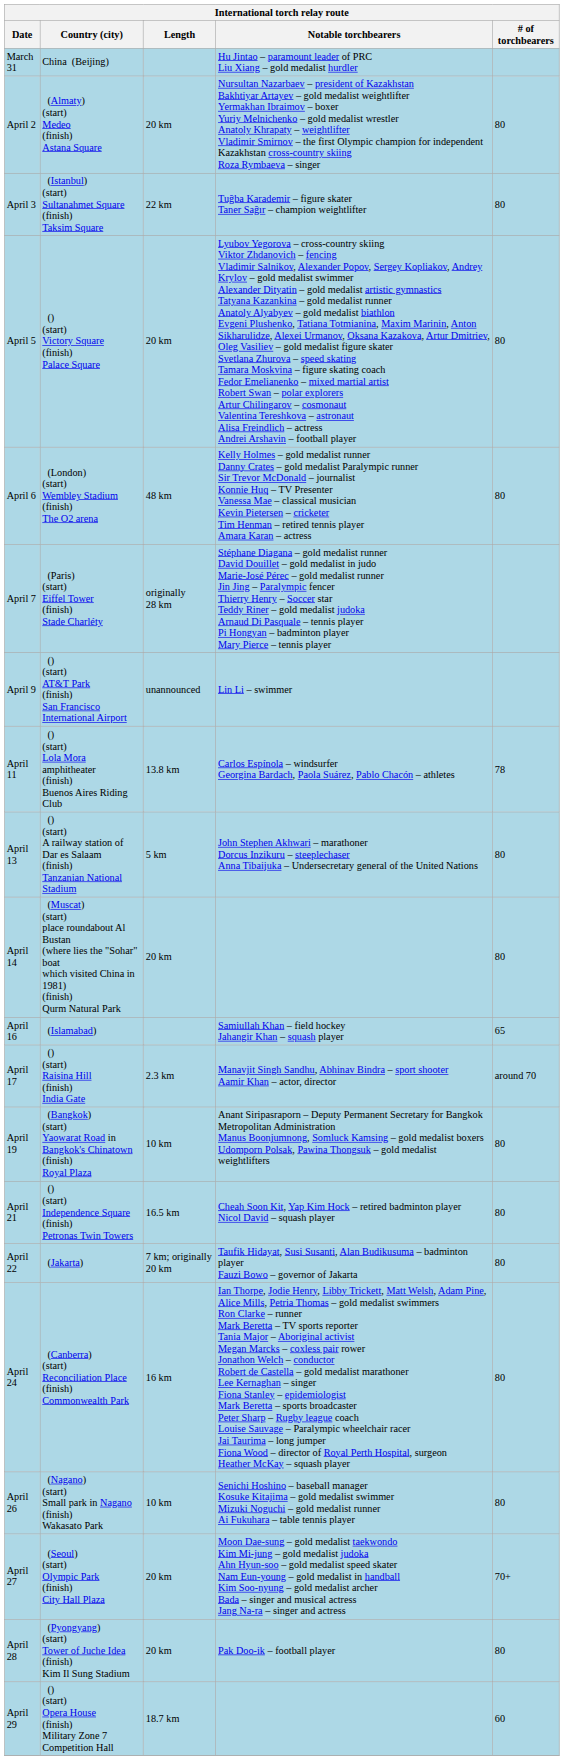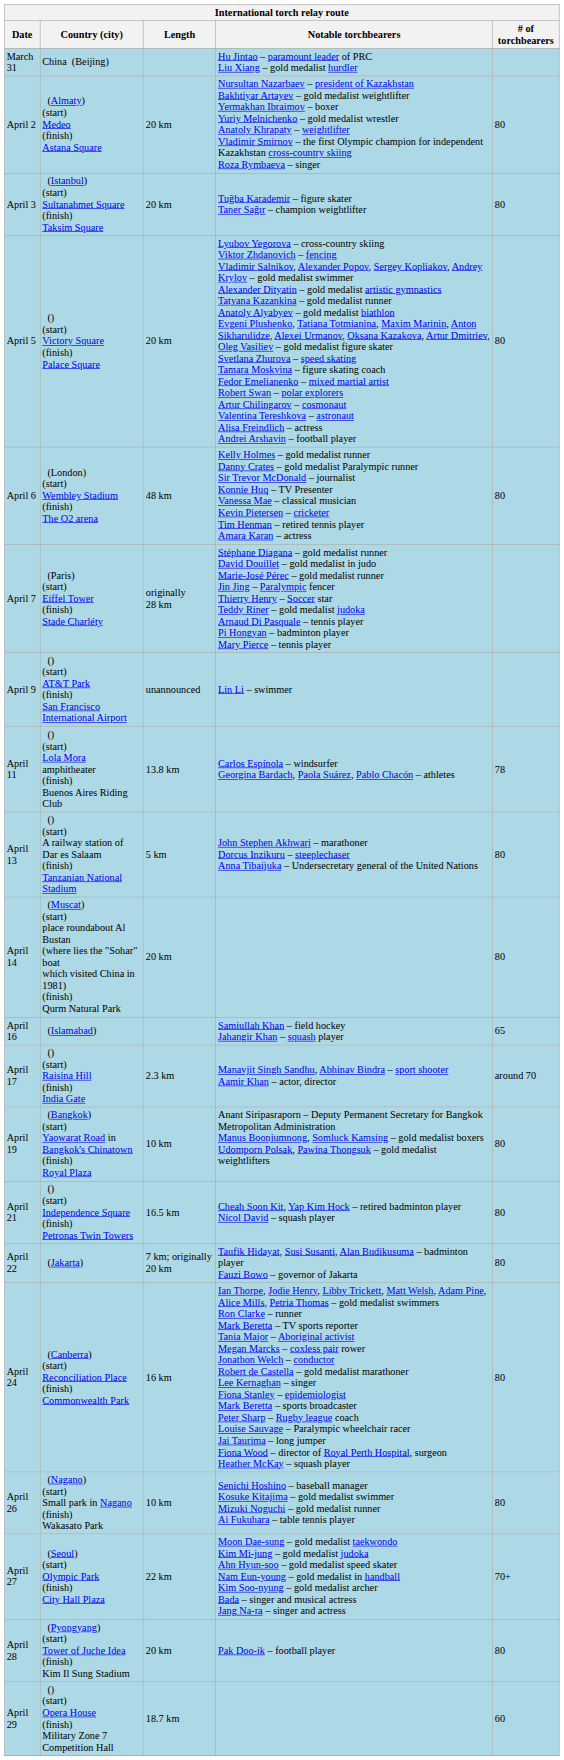(159, 204) 22 km -> (159, 204) 20 km
(159, 1576) 20 km -> (159, 1576) 22 km
